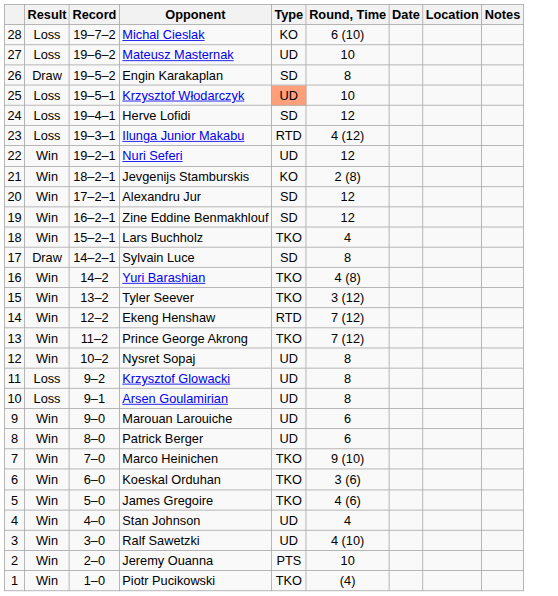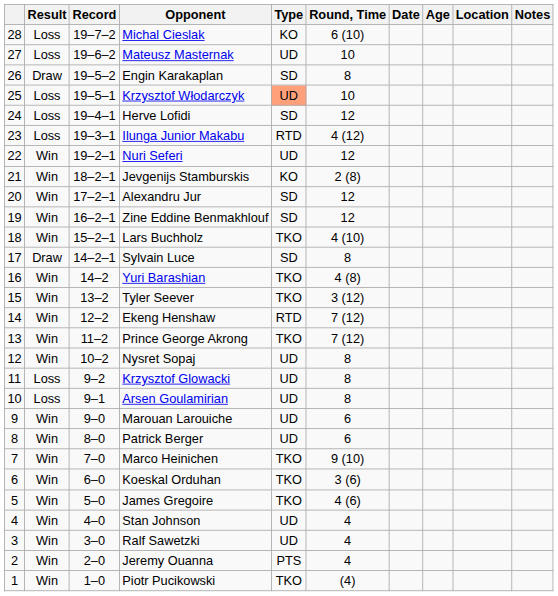+ column: (438, 15)
(348, 237) 4 -> (348, 237) 4 (10)
(348, 540) 4 (10) -> (348, 540) 4
(348, 560) 10 -> (348, 560) 4
